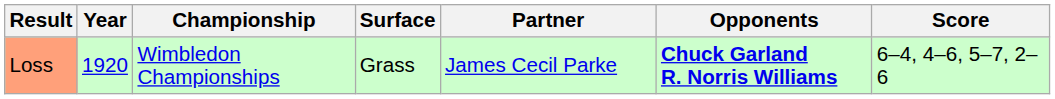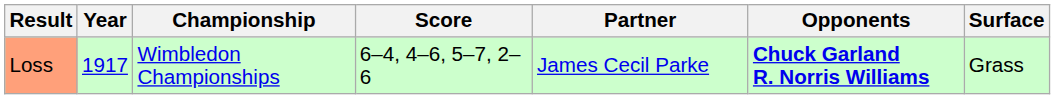columns swapped: (398, 20) <-> (961, 20)
(105, 65) 1920 -> (105, 65) 1917
